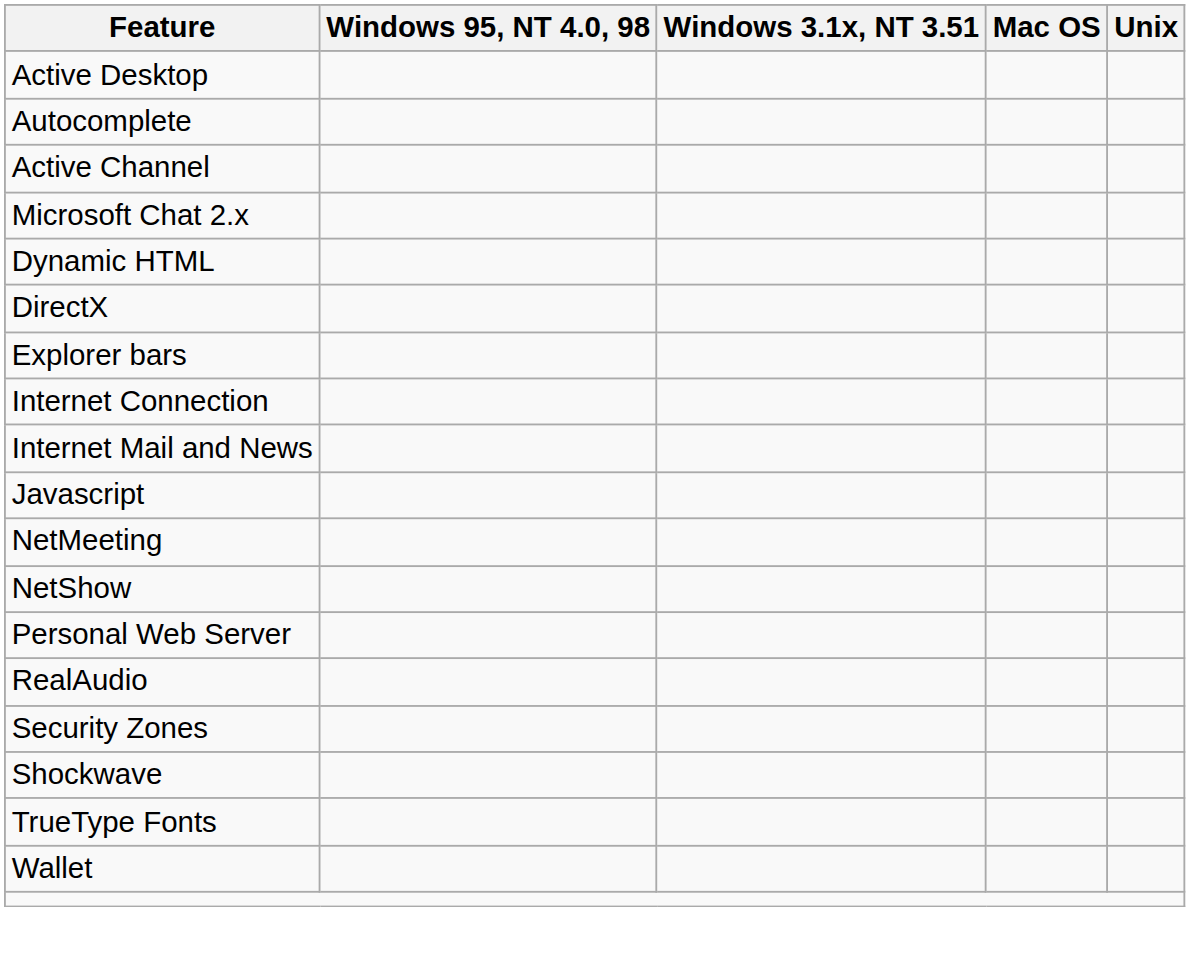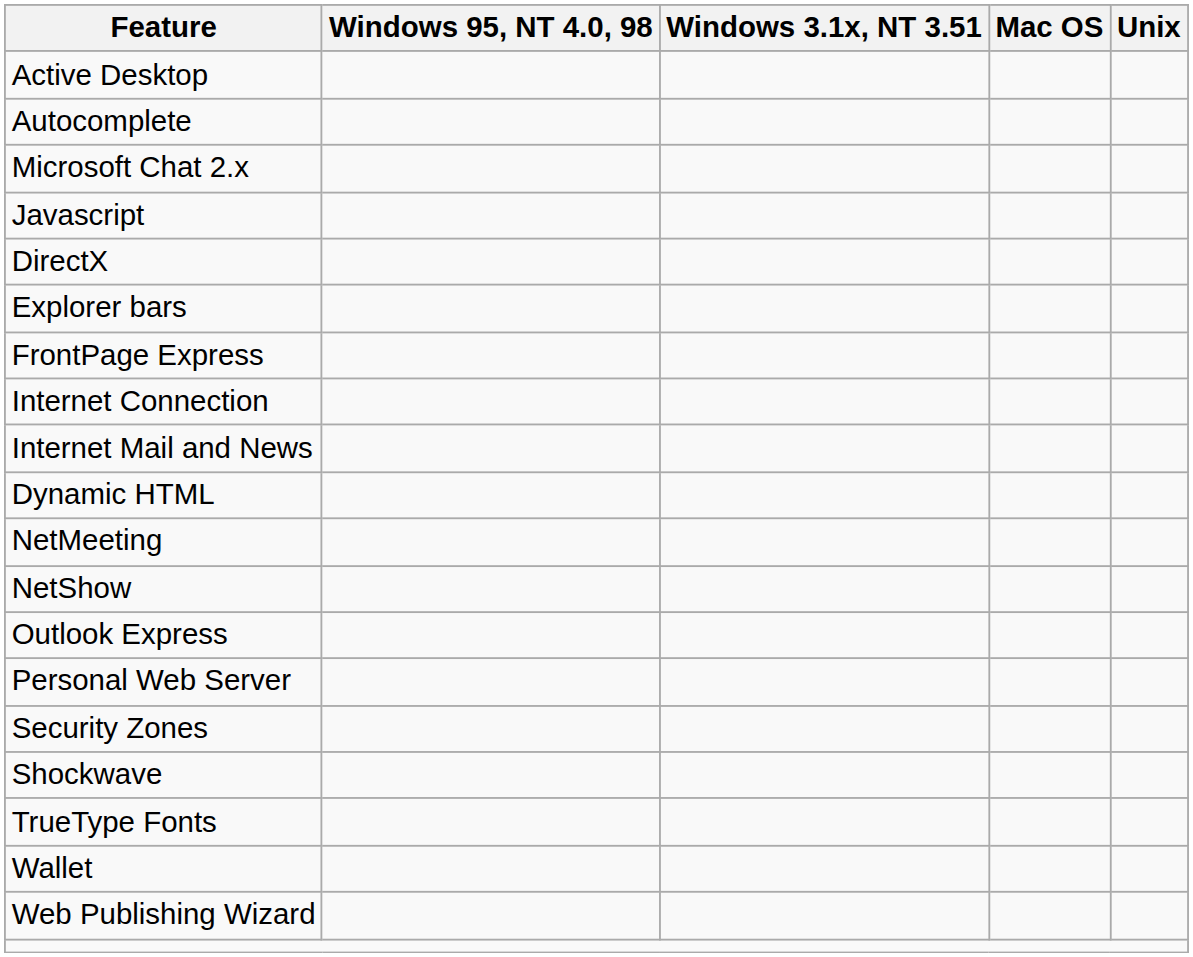- row: (111, 167)
rows swapped: (113, 261) <-> (78, 494)
+ row: (138, 354)
+ row: (120, 634)
- row: (80, 681)
+ row: (164, 914)
